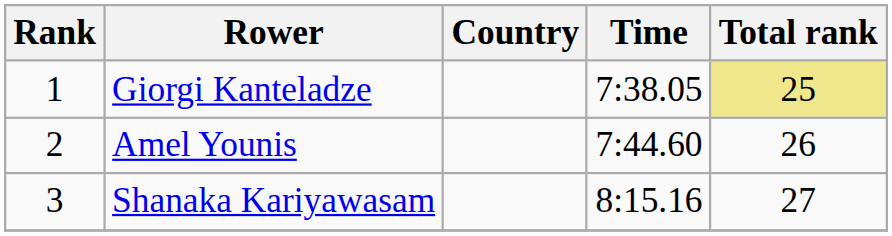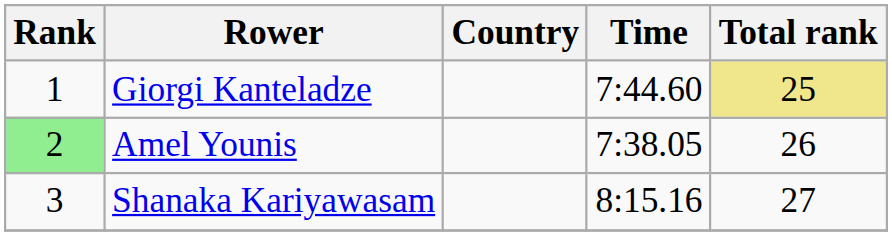(649, 88) 7:38.05 -> (649, 88) 7:44.60
(55, 144) no background -> (55, 144) lightgreen background
(649, 144) 7:44.60 -> (649, 144) 7:38.05
